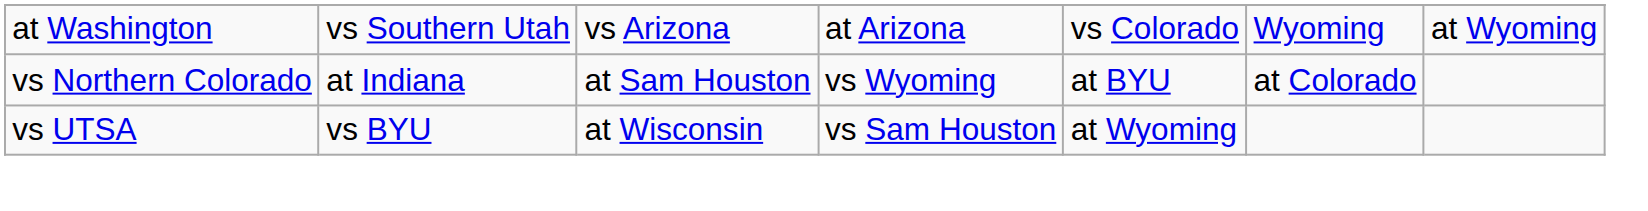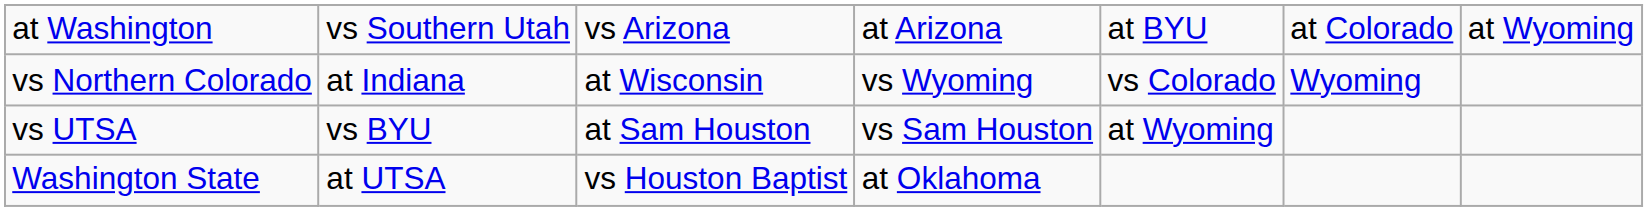(1155, 29) vs Colorado -> (1158, 29) at BYU
(1319, 29) Wyoming -> (1372, 29) at Colorado
(697, 79) at Sam Houston -> (674, 79) at Wisconsin
(1121, 79) at BYU -> (1192, 79) vs Colorado
(1335, 79) at Colorado -> (1356, 79) Wyoming
(674, 129) at Wisconsin -> (697, 129) at Sam Houston
+ row: (136, 179)
